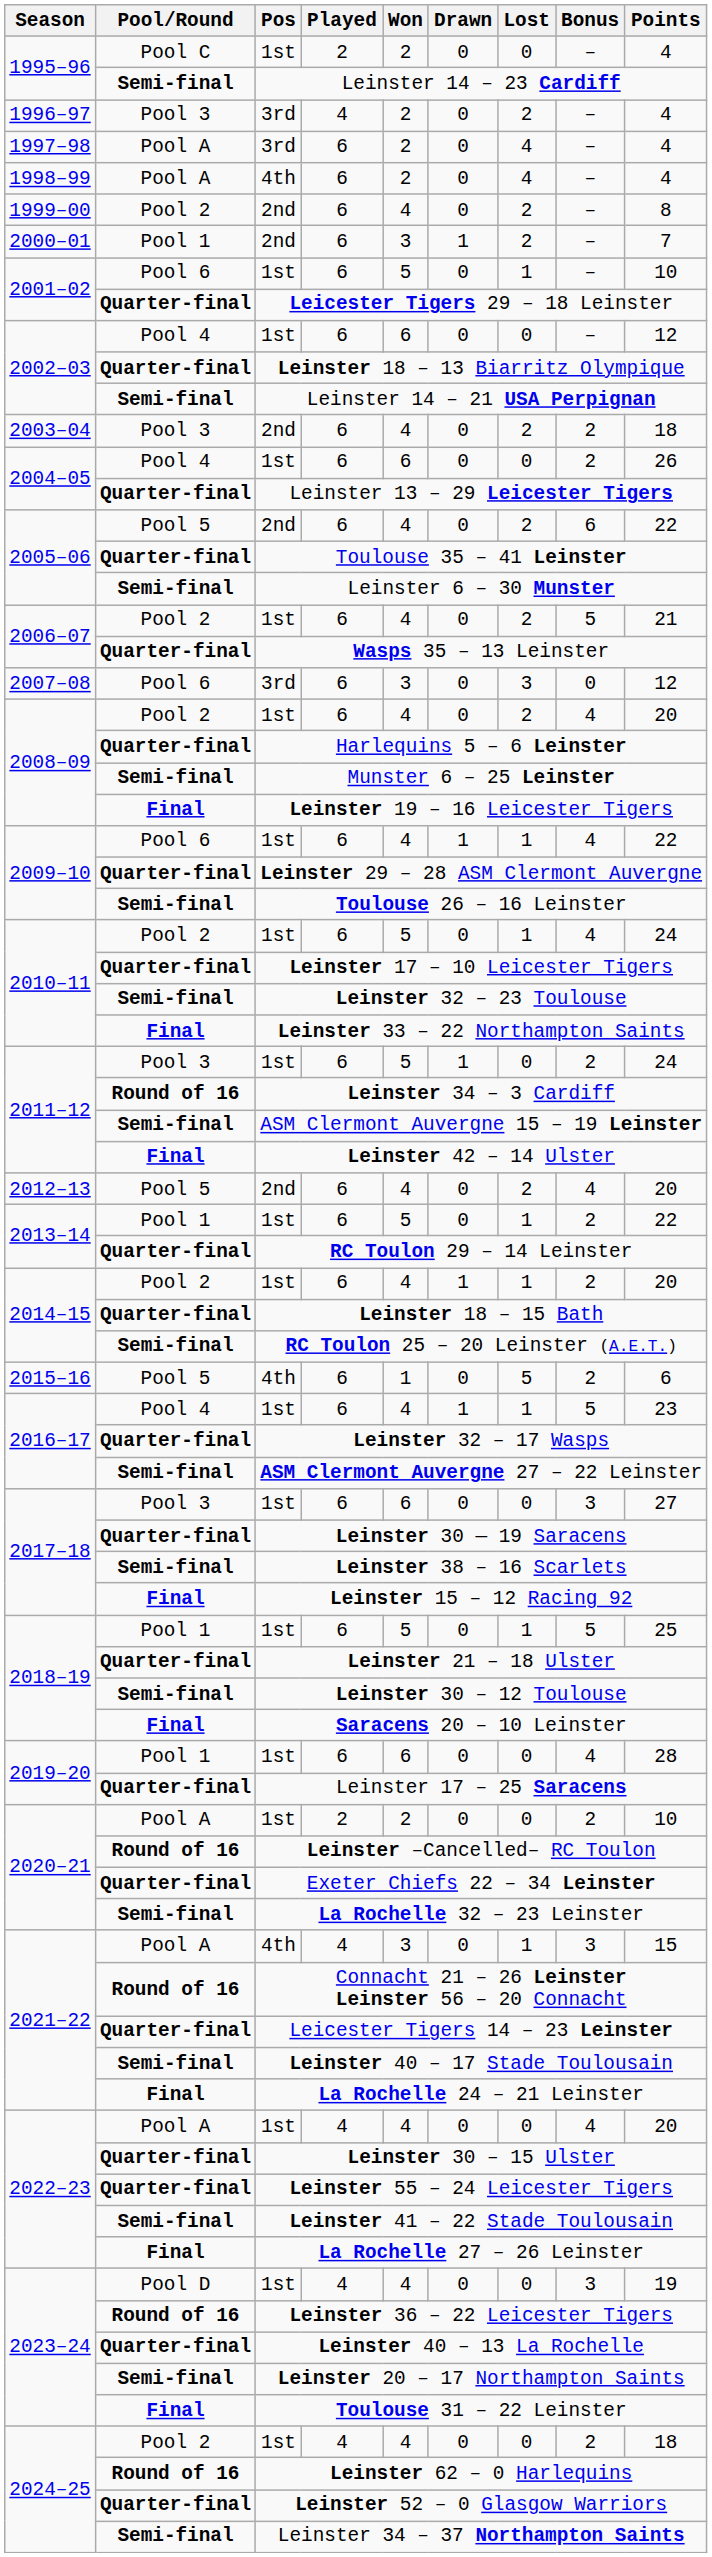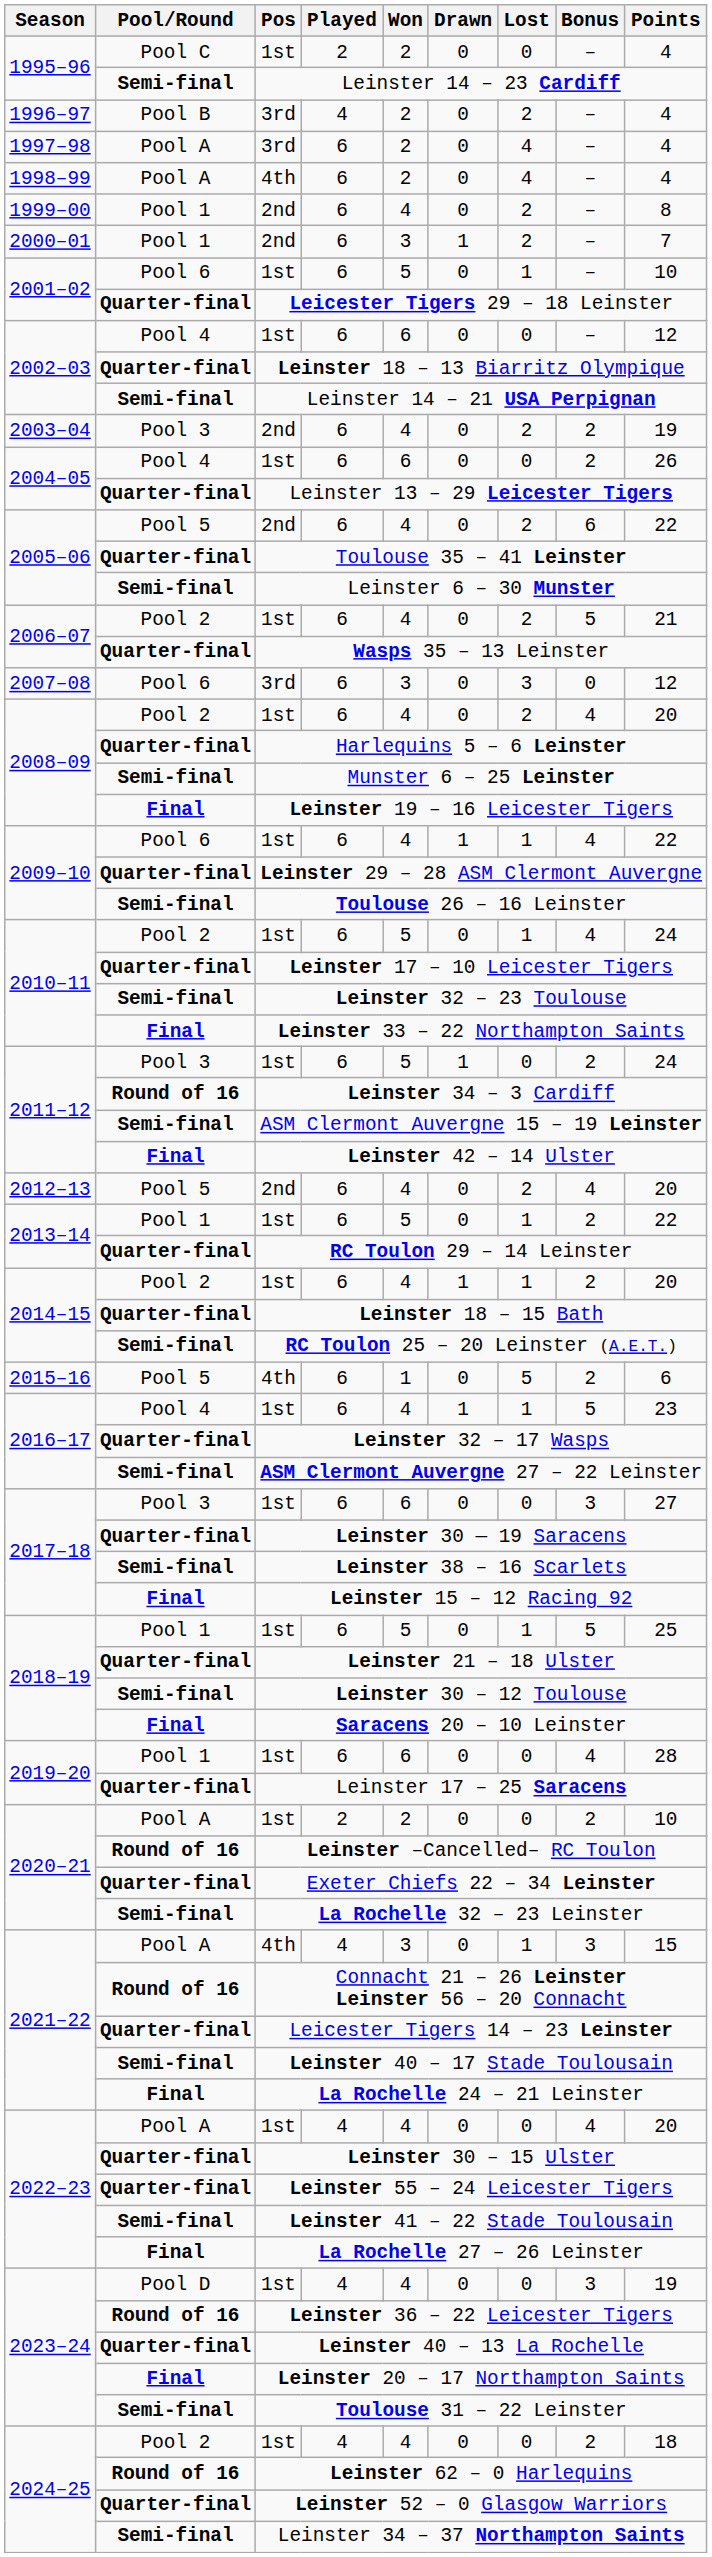(175, 115) Pool 3 -> (175, 115) Pool B
(175, 210) Pool 2 -> (175, 210) Pool 1
(666, 431) 18 -> (666, 431) 19
(176, 2379) Semi-final -> (176, 2379) Final
(176, 2411) Final -> (176, 2411) Semi-final
